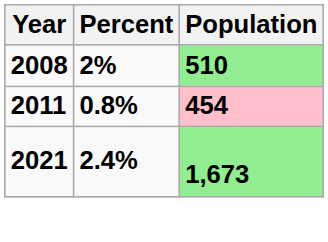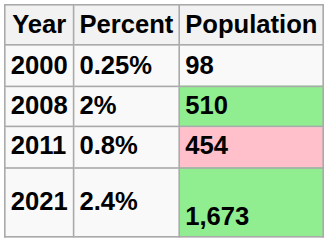+ row: (39, 65)
